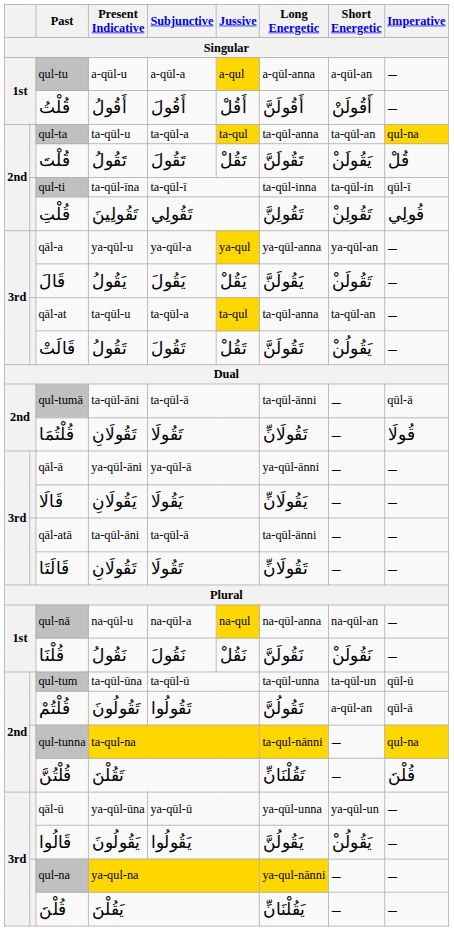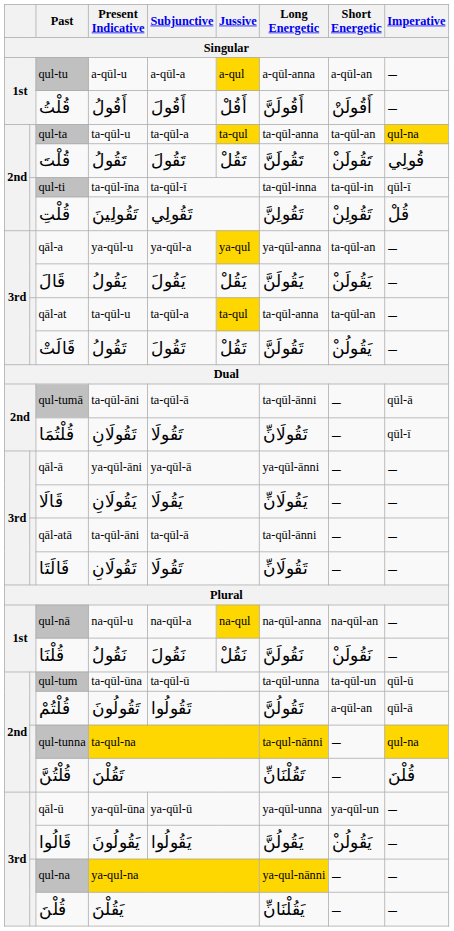(352, 160) ْيَقُولَن -> (352, 160) ْتَقُولَن
(399, 160) قُلْ -> (406, 160) قُولِي
(406, 213) قُولِي -> (399, 213) قُلْ
(355, 247) ya-qūl-an -> (353, 247) ta-qūl-an
(352, 281) ْتَقُولَن -> (352, 281) ْيَقُولَن
(402, 434) قُولَا -> (399, 434) qūl-ī
